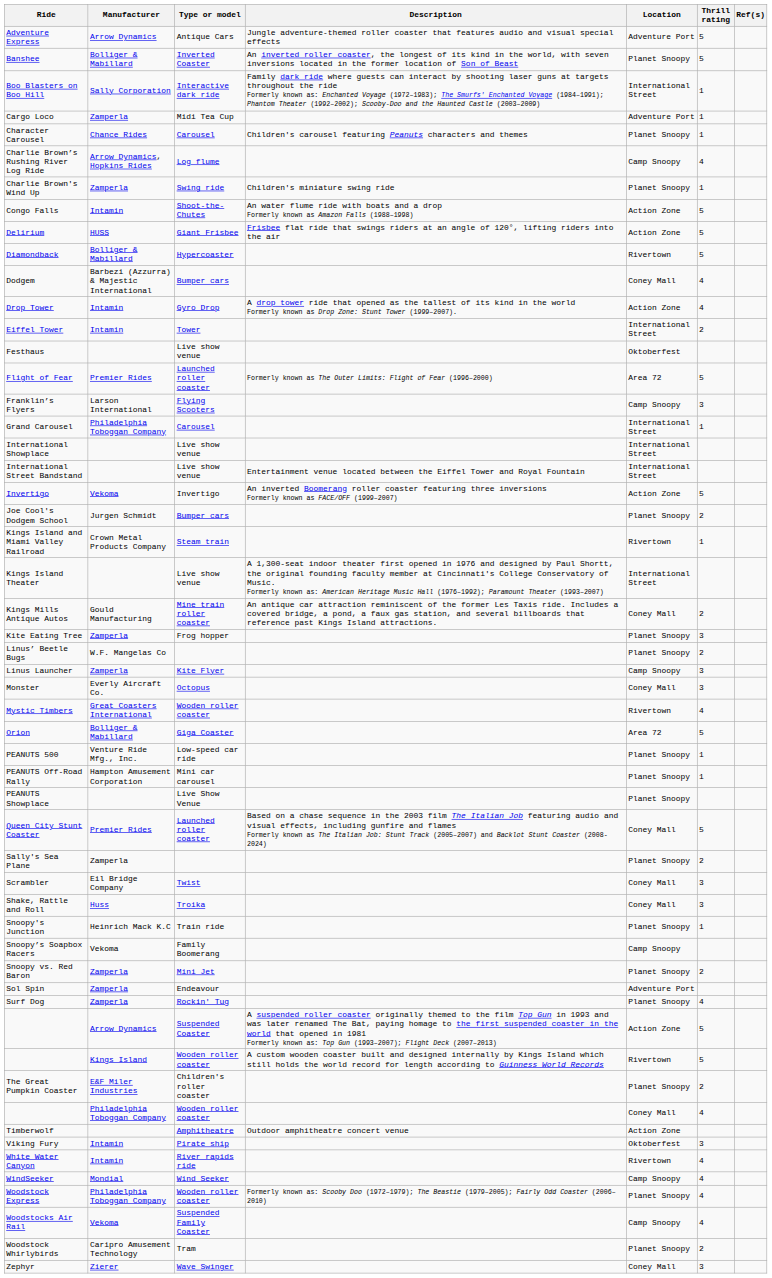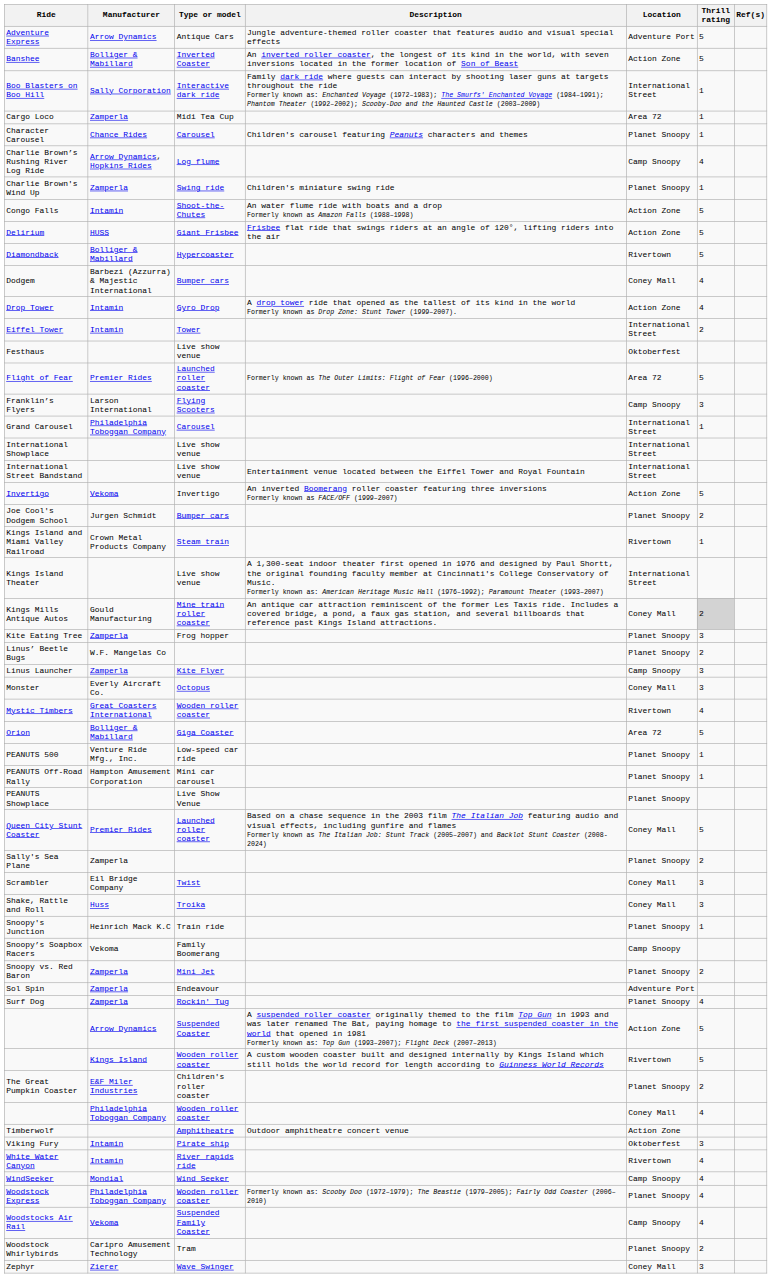(659, 59) Planet Snoopy -> (654, 59) Action Zone
(662, 117) Adventure Port -> (645, 117) Area 72
(701, 614) no background -> (701, 614) lightgrey background
